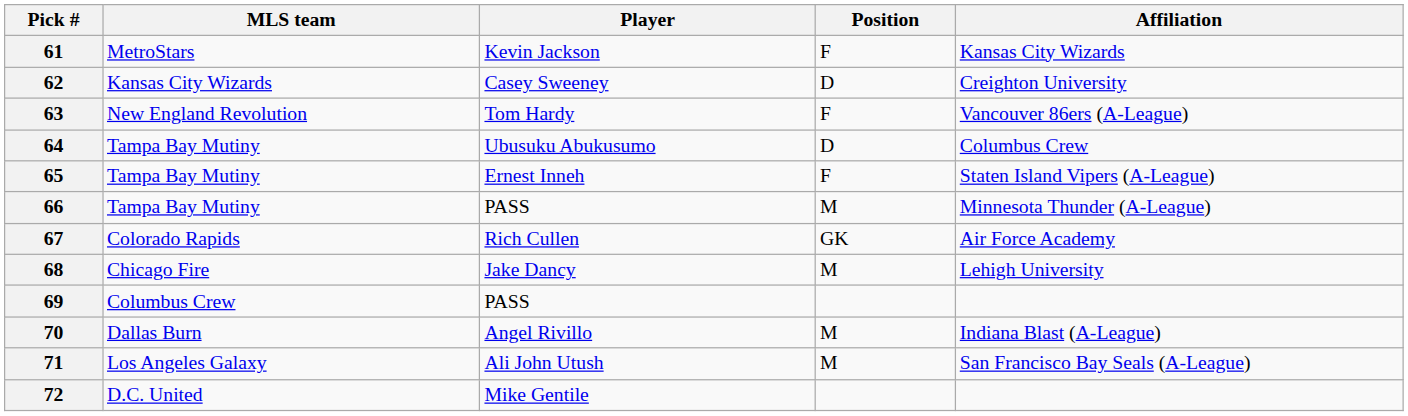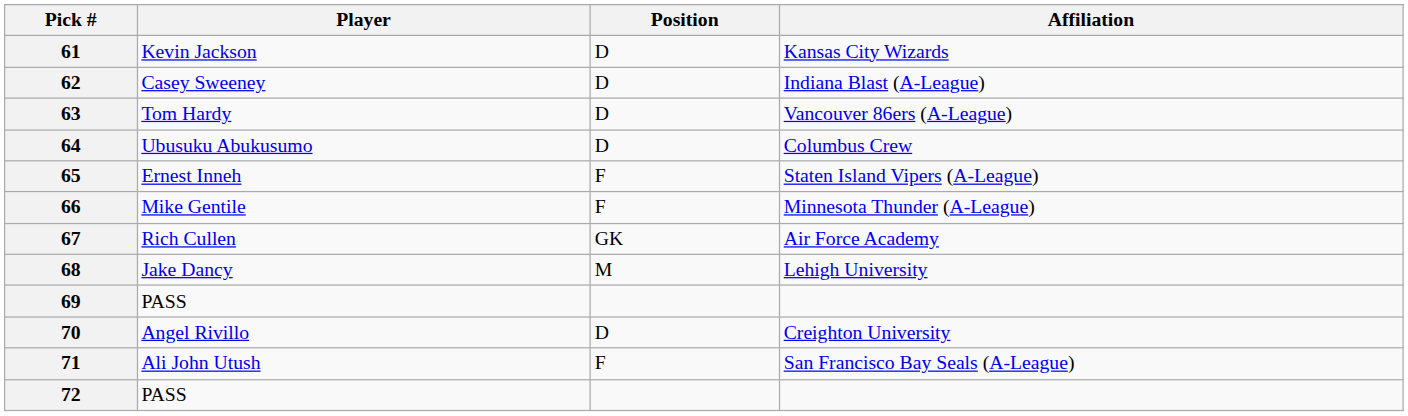- column: (291, 20)
(825, 51) F -> (602, 51) D
(1043, 82) Creighton University -> (884, 82) Indiana Blast (A-League)
(825, 113) F -> (602, 113) D
(507, 207) PASS -> (194, 207) Mike Gentile
(829, 207) M -> (600, 207) F
(829, 332) M -> (602, 332) D
(1060, 332) Indiana Blast (A-League) -> (867, 332) Creighton University
(829, 363) M -> (600, 363) F
(537, 394) Mike Gentile -> (164, 394) PASS
